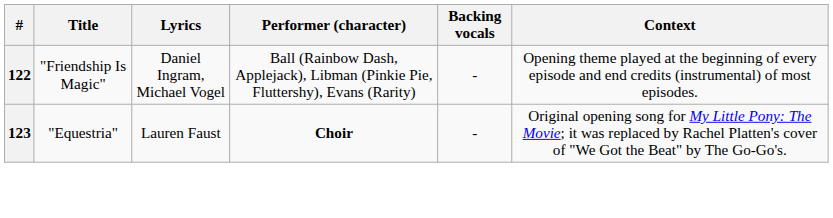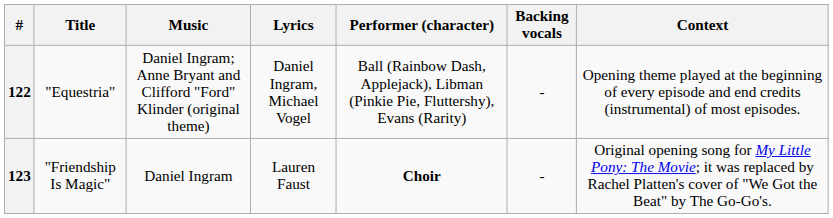+ column: (188, 25)
(83, 74) "Friendship Is Magic" -> (80, 91) "Equestria"
(83, 133) "Equestria" -> (80, 175) "Friendship Is Magic"
